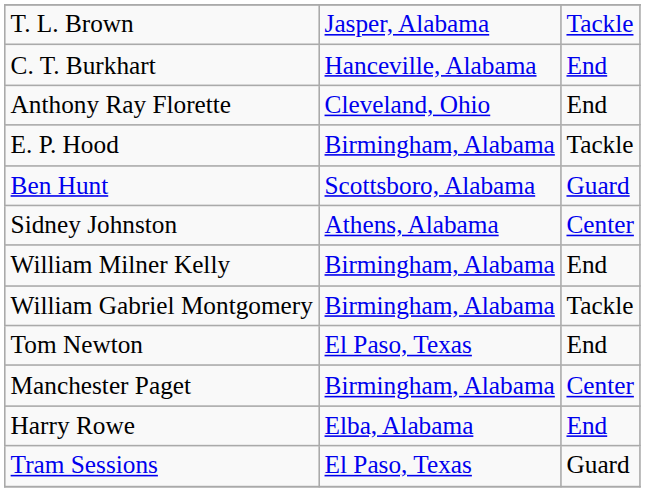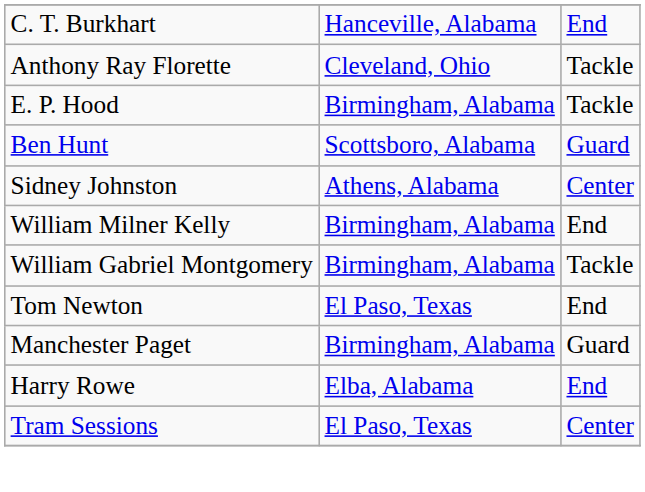- row: (72, 24)
(587, 104) End -> (600, 64) Tackle
(600, 385) Center -> (598, 345) Guard
(598, 465) Guard -> (600, 425) Center
